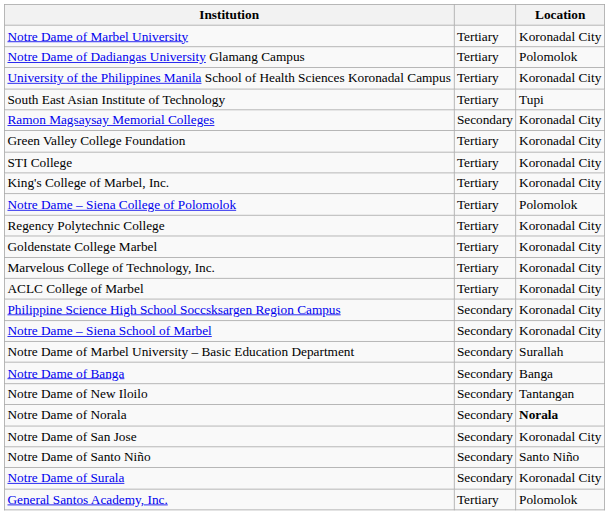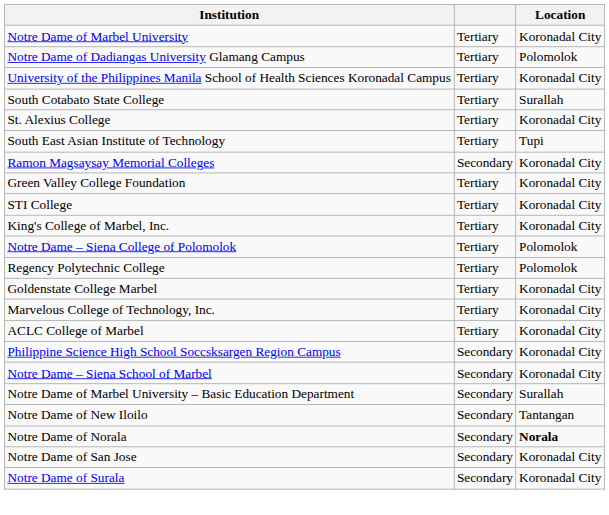+ row: (86, 99)
+ row: (59, 120)
(560, 225) Koronadal City -> (548, 267) Polomolok
- row: (66, 373)
- row: (79, 457)
- row: (88, 499)
